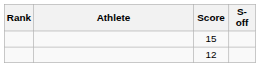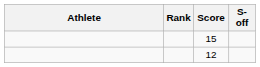columns swapped: (19, 17) <-> (113, 17)
